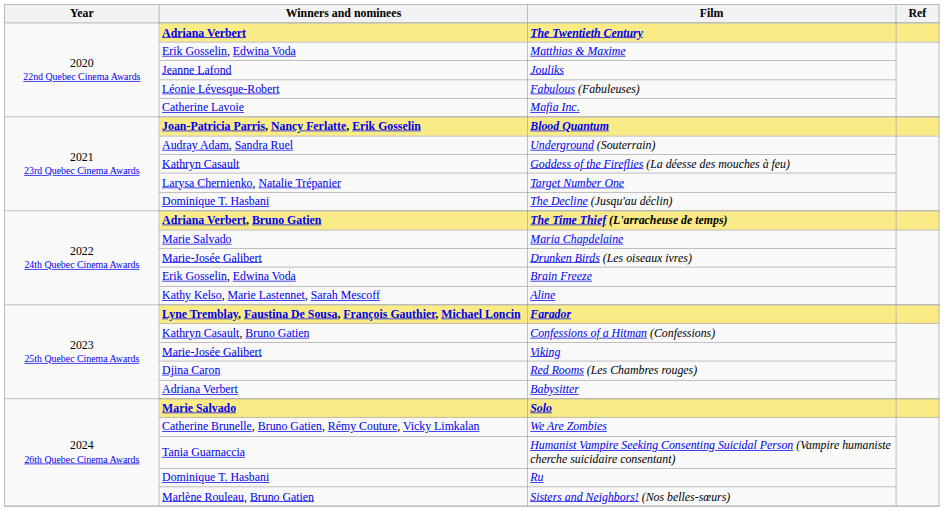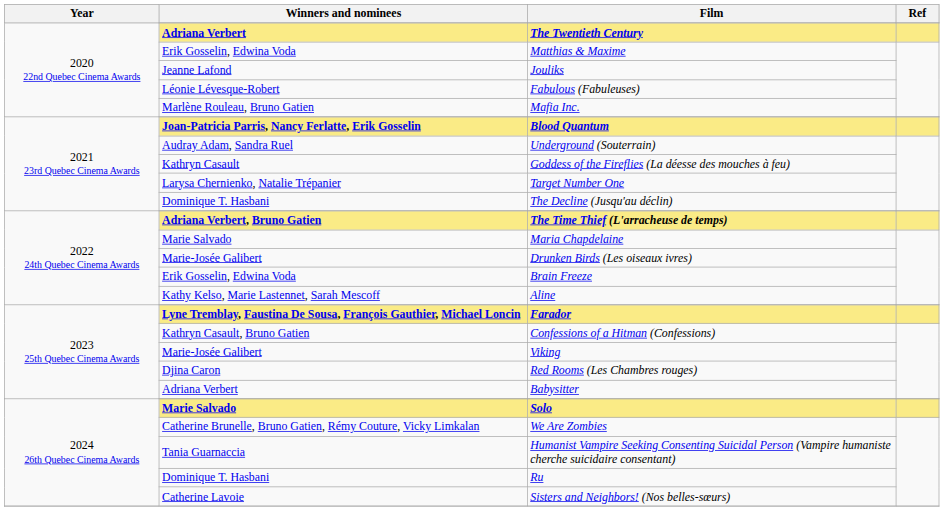(203, 107) Catherine Lavoie -> (238, 107) Marlène Rouleau, Bruno Gatien
(238, 496) Marlène Rouleau, Bruno Gatien -> (203, 496) Catherine Lavoie
